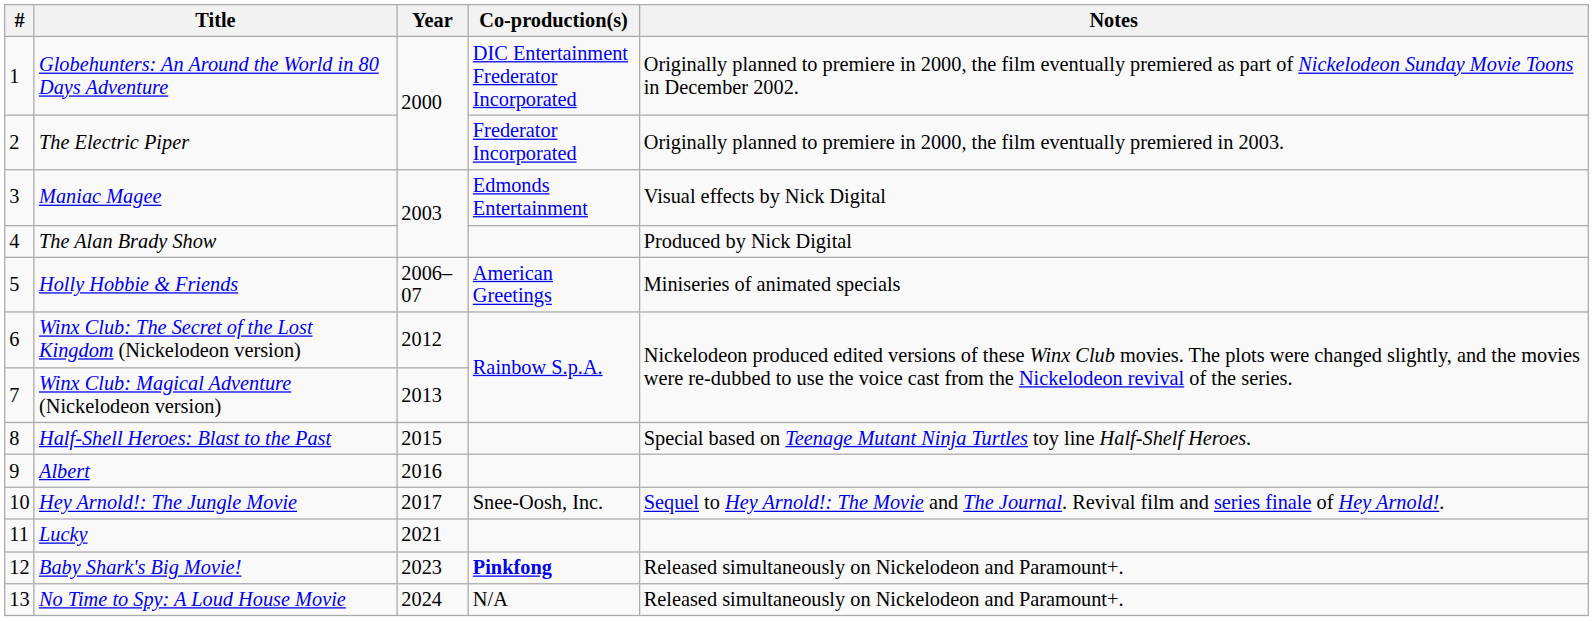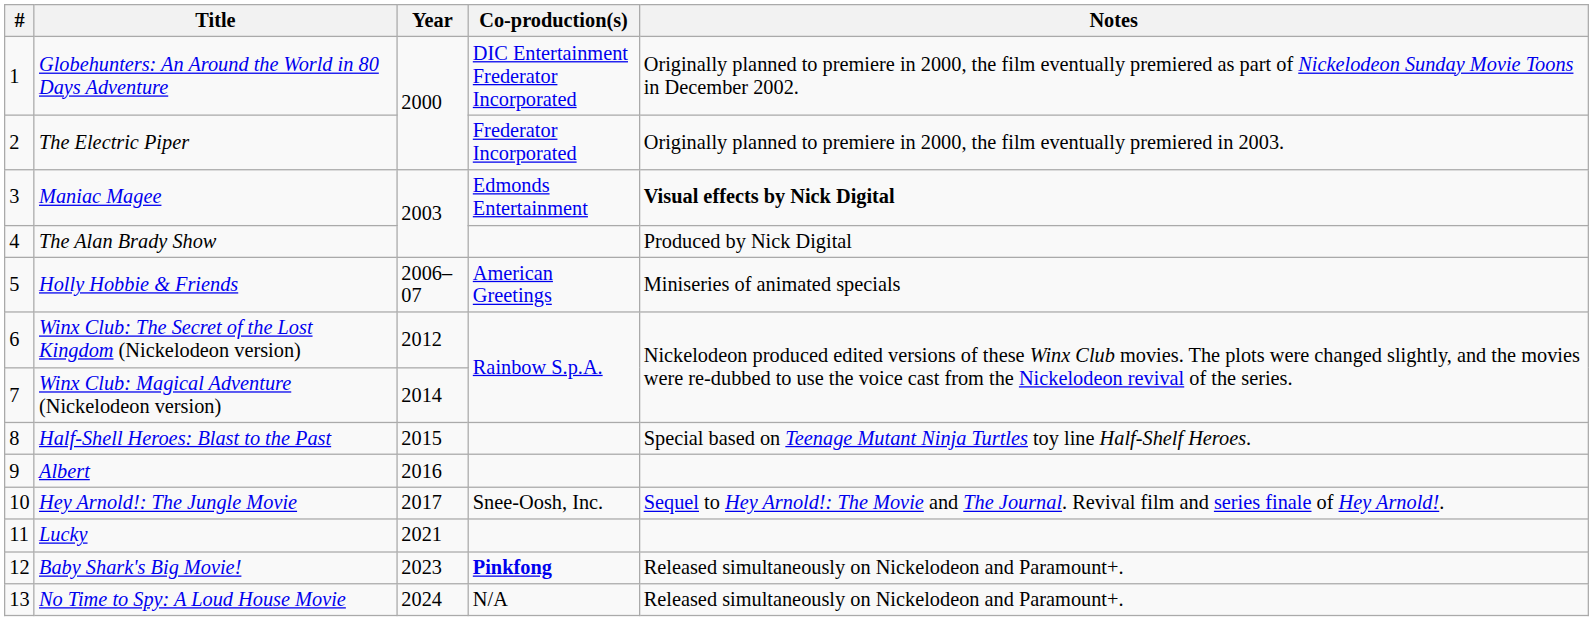(765, 197) normal -> (769, 197) bold
(422, 394) 2013 -> (422, 394) 2014
